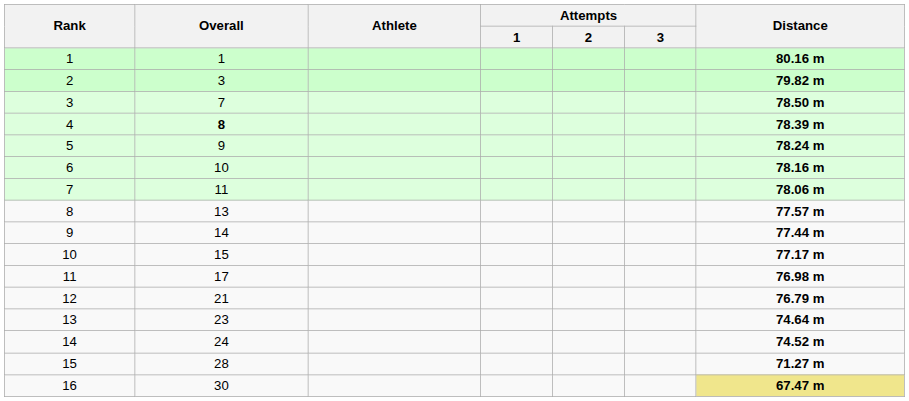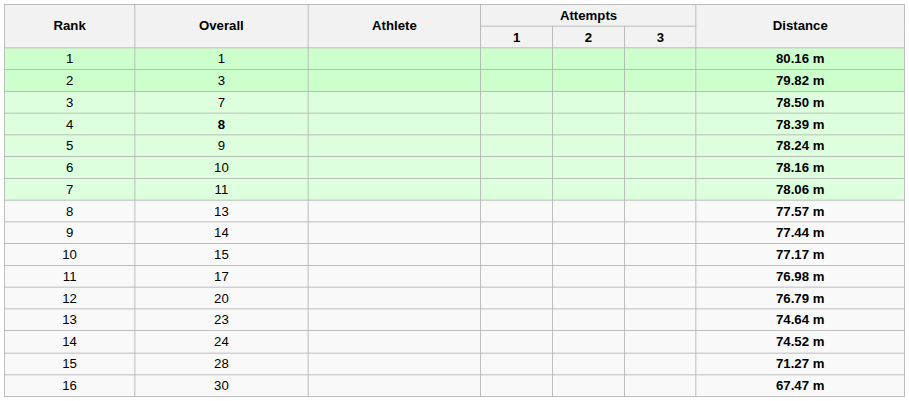(221, 298) 21 -> (221, 298) 20
(800, 385) khaki background -> (800, 385) no background
